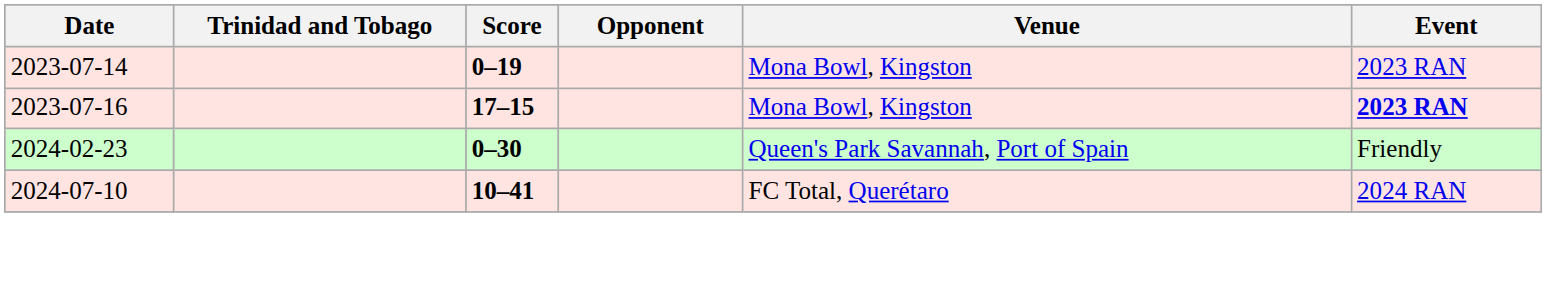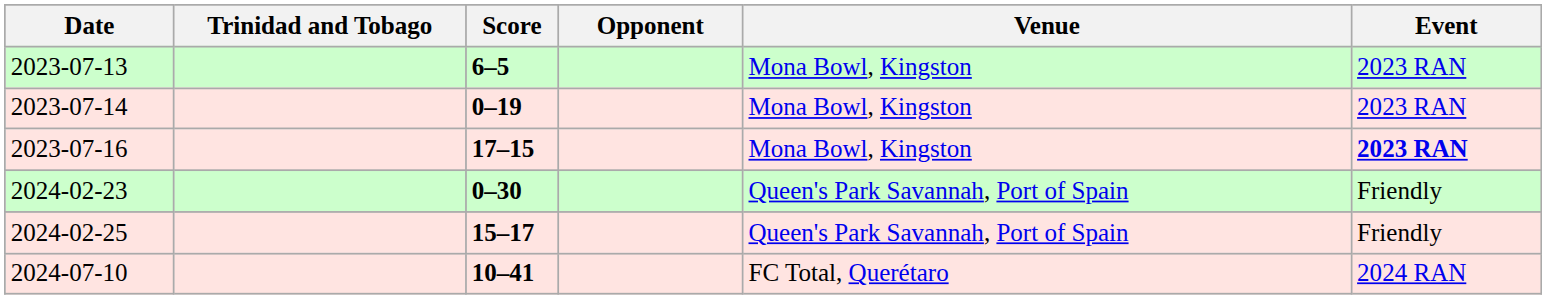+ row: (69, 66)
+ row: (69, 232)
